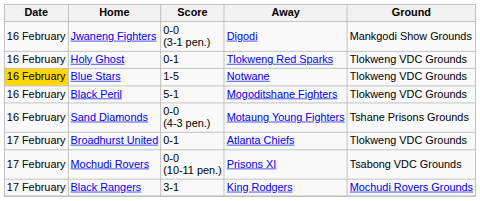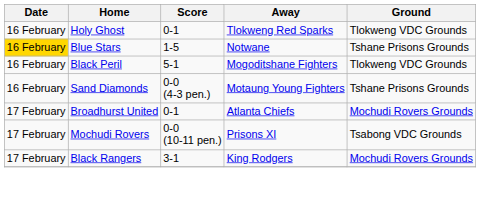- row: (113, 36)
(408, 77) Tlokweng VDC Grounds -> (409, 47) Tshane Prisons Grounds
(408, 141) Tlokweng VDC Grounds -> (411, 111) Mochudi Rovers Grounds
